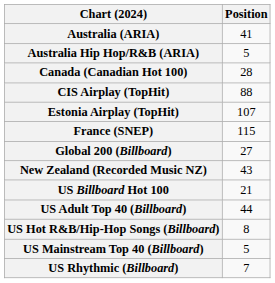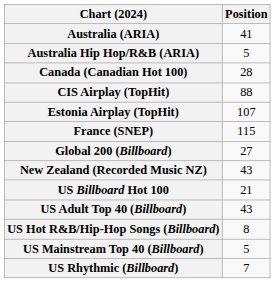(246, 209) 44 -> (246, 209) 43
